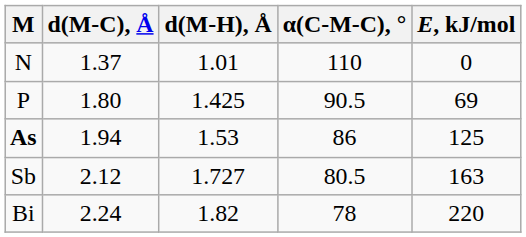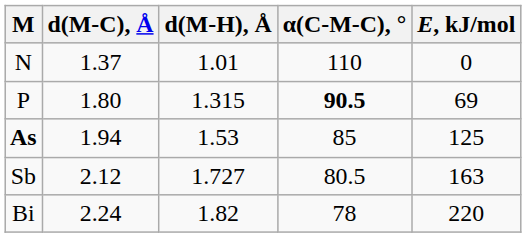(218, 99) 1.425 -> (218, 99) 1.315
(345, 99) normal -> (345, 99) bold
(345, 137) 86 -> (345, 137) 85
